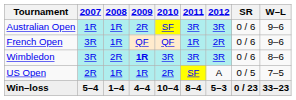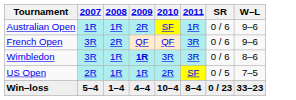- column: (219, 12)
(193, 27) 3R -> (193, 27) 1R
(116, 42) 1R -> (116, 42) 2R
(193, 42) 1R -> (193, 42) 3R
(116, 57) 2R -> (116, 57) 1R
